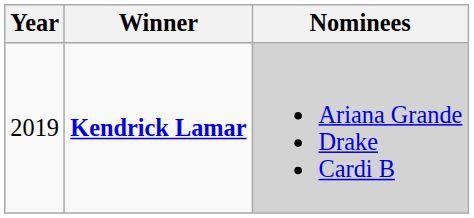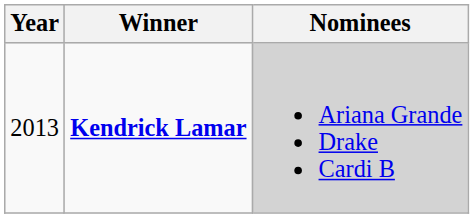(35, 127) 2019 -> (35, 127) 2013
